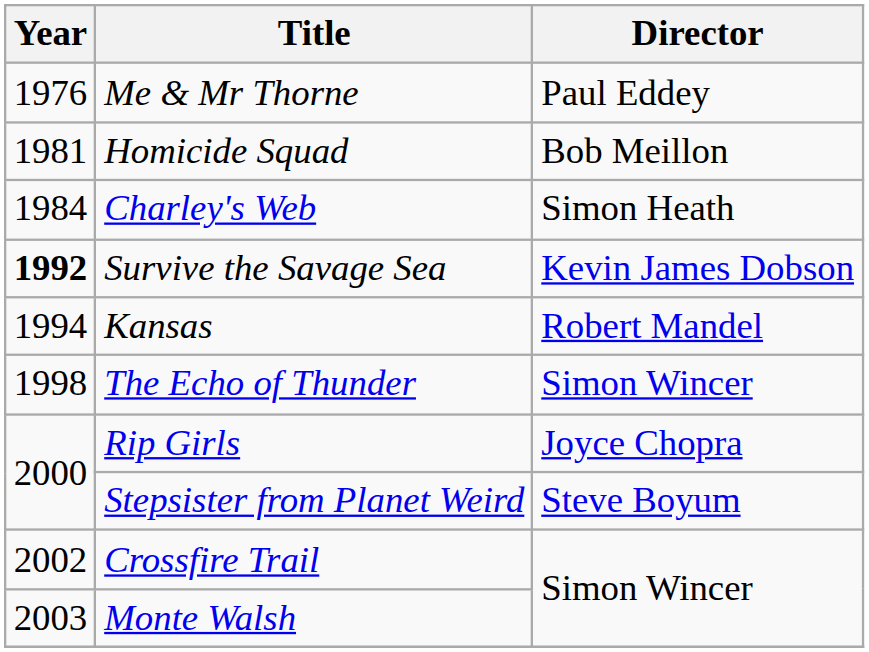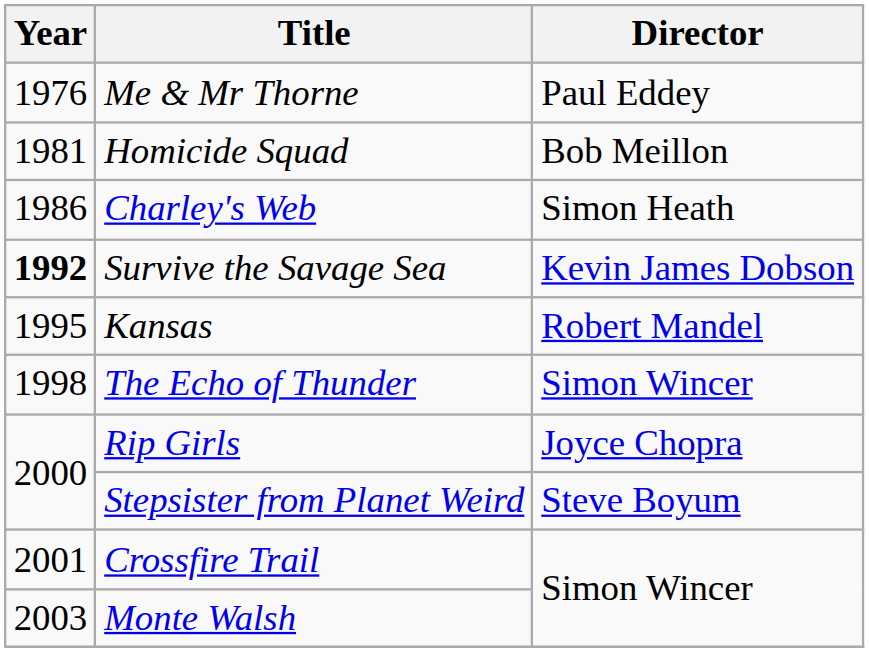(50, 208) 1984 -> (50, 208) 1986
(50, 325) 1994 -> (50, 325) 1995
(50, 558) 2002 -> (50, 558) 2001
